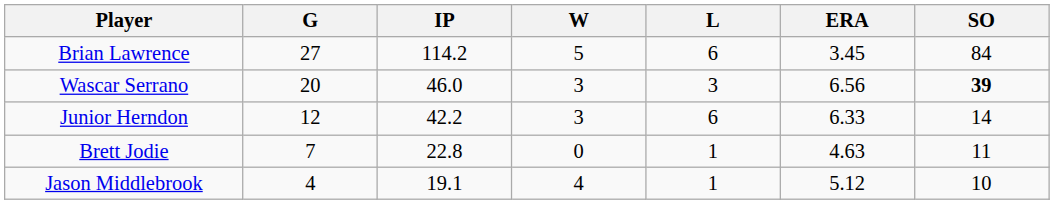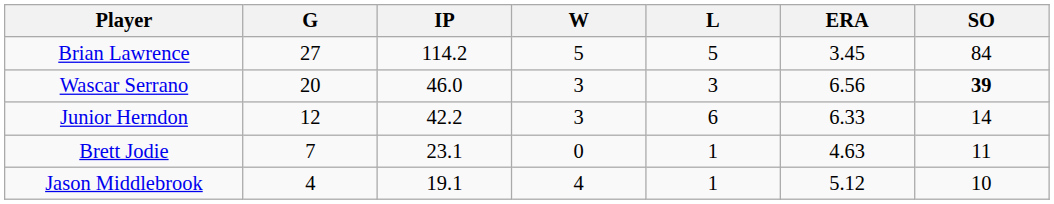(713, 53) 6 -> (713, 53) 5
(445, 150) 22.8 -> (445, 150) 23.1
